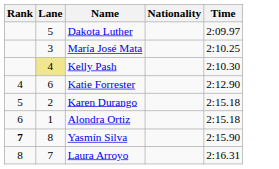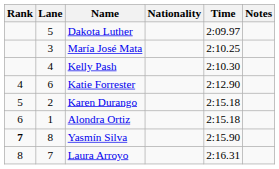+ column: (259, 13)
(50, 66) khaki background -> (50, 66) no background
